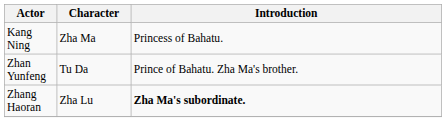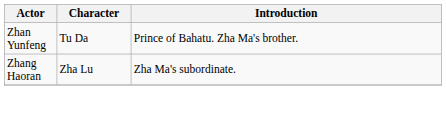- row: (19, 38)
(190, 100) bold -> (185, 69) normal
